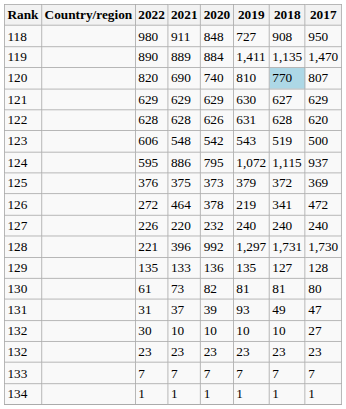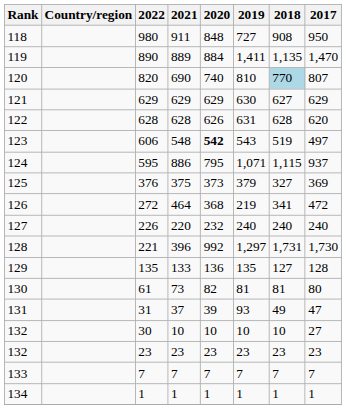(214, 141) normal -> (214, 141) bold
(318, 141) 500 -> (318, 141) 497
(251, 162) 1,072 -> (251, 162) 1,071
(282, 183) 372 -> (282, 183) 327
(214, 204) 378 -> (214, 204) 368
